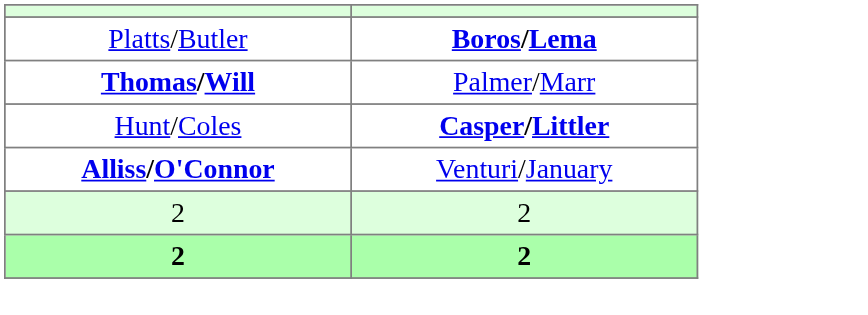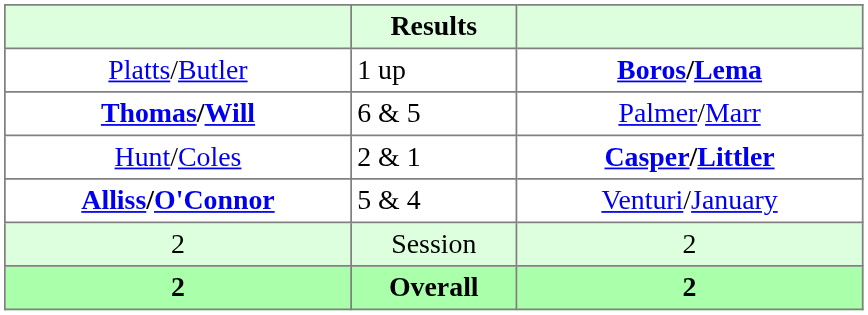+ column: (434, 26)
